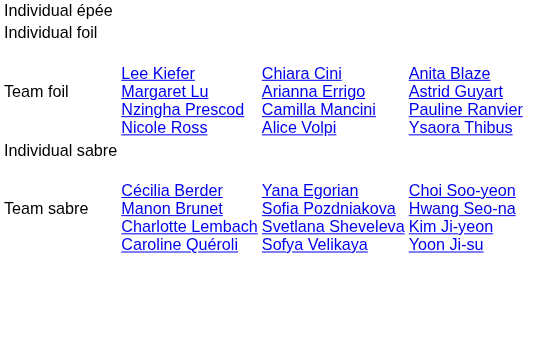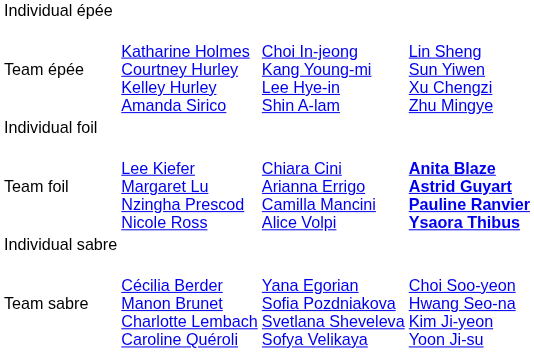+ row: (44, 69)
(466, 101) normal -> (469, 195) bold
